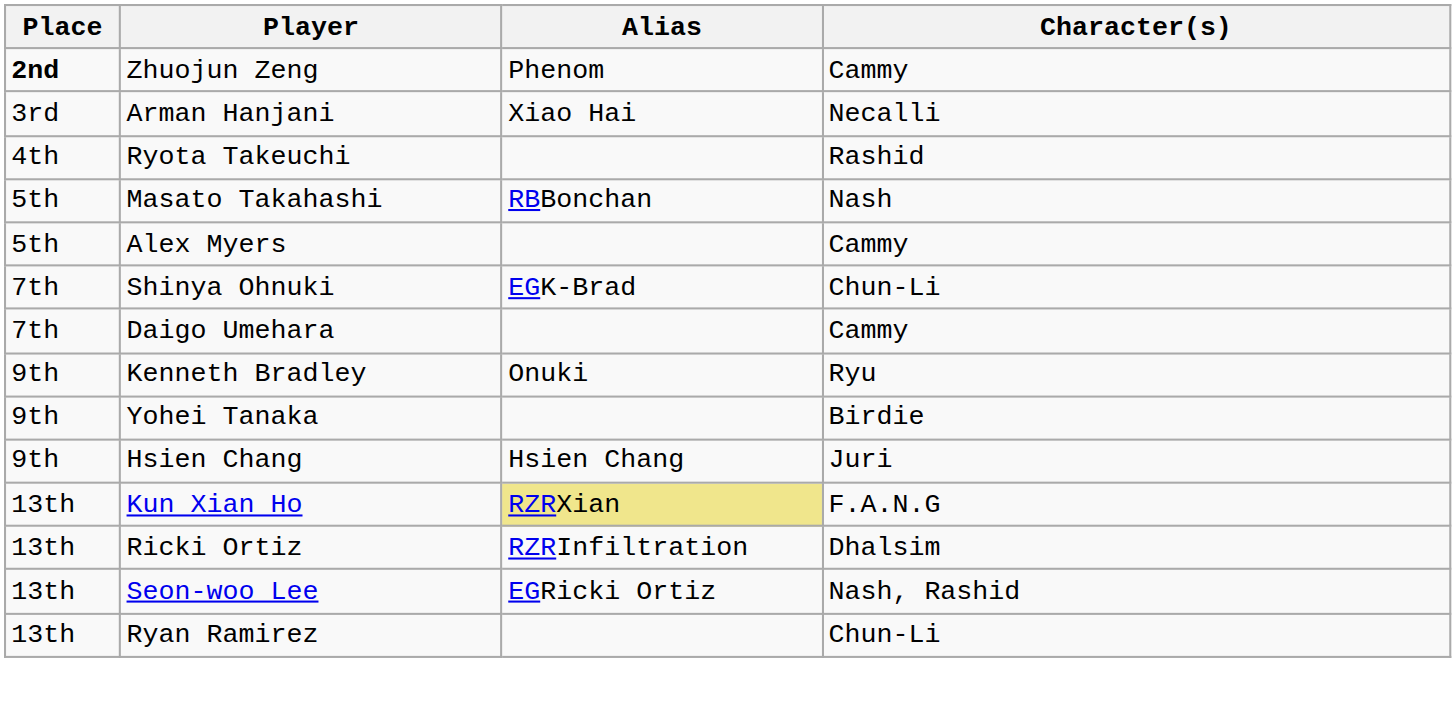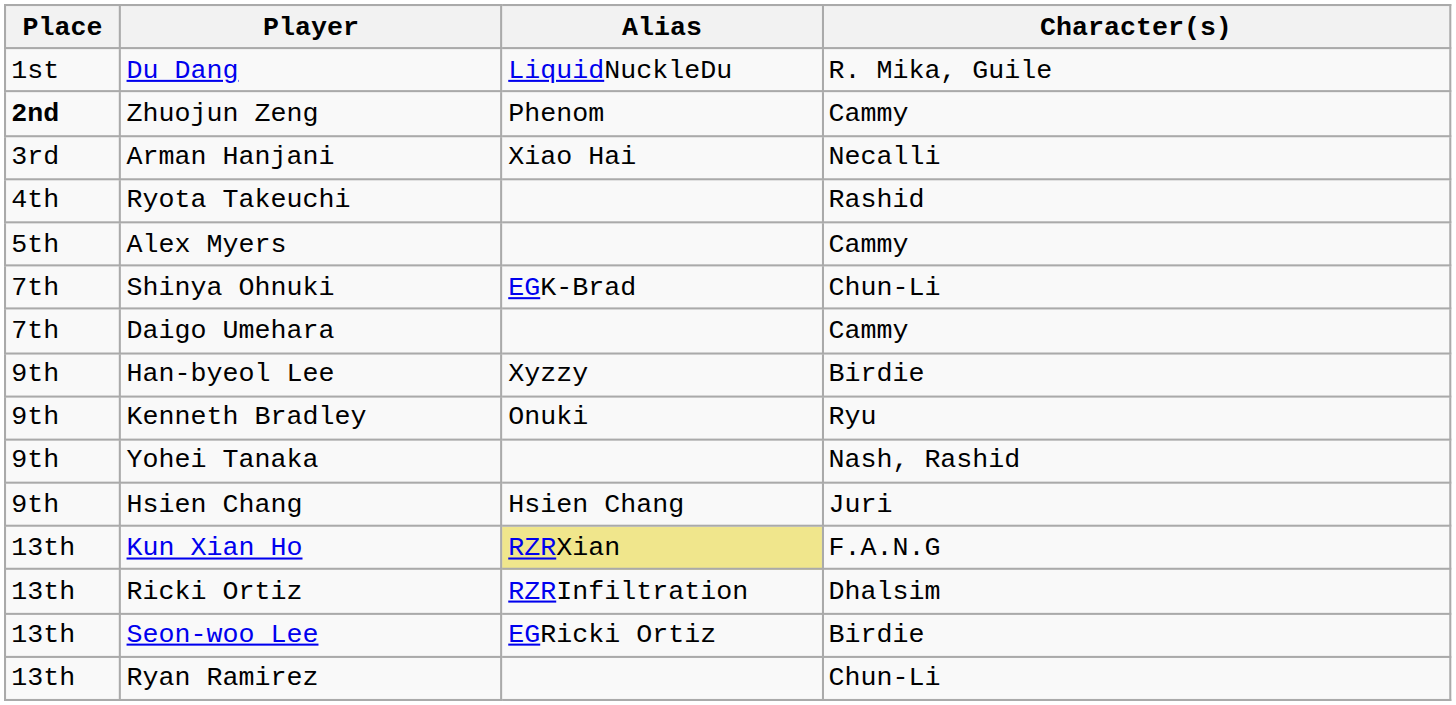+ row: (183, 70)
- row: (255, 200)
+ row: (231, 374)
(876, 418) Birdie -> (924, 461) Nash, Rashid
(924, 591) Nash, Rashid -> (876, 635) Birdie
